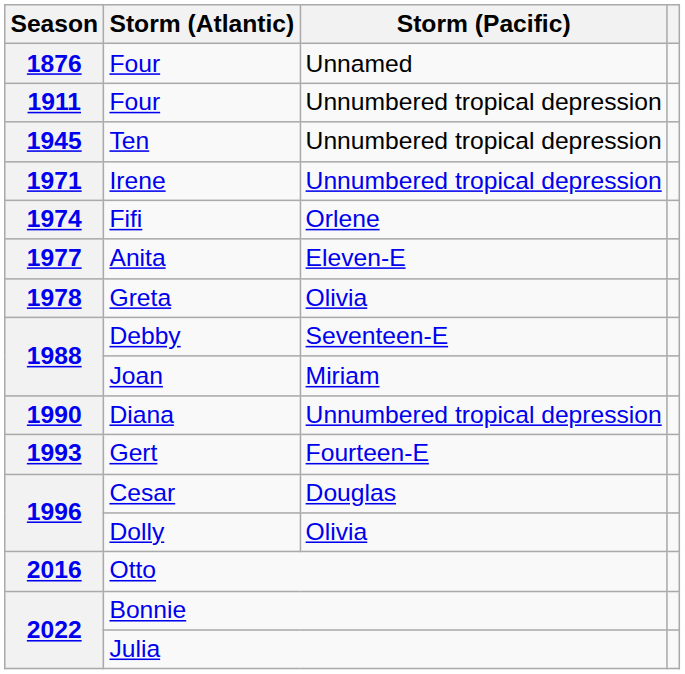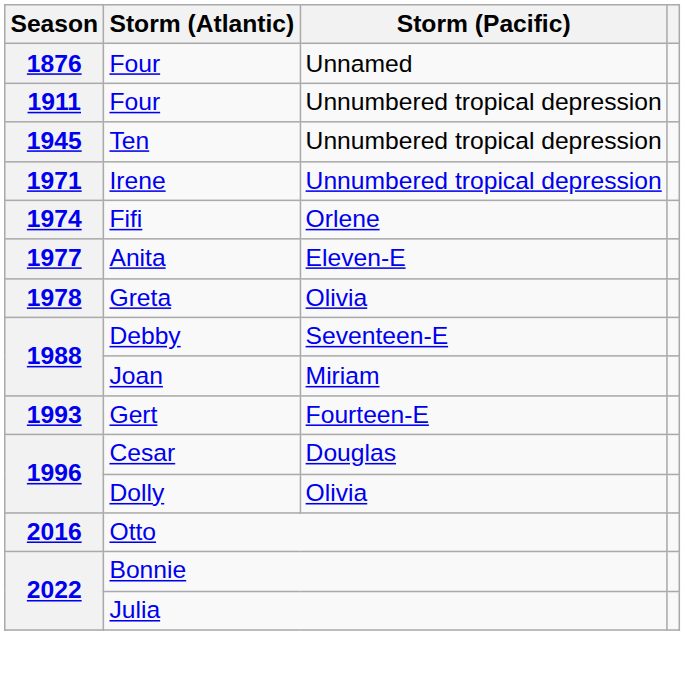- row: (54, 414)
